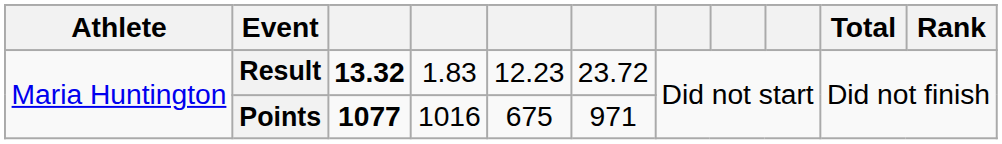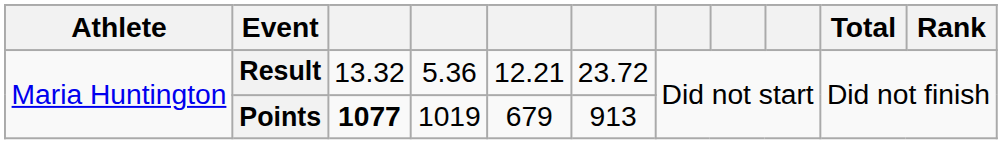(369, 72) bold -> (369, 72) normal
(449, 72) 1.83 -> (449, 72) 5.36
(529, 72) 12.23 -> (529, 72) 12.21
(449, 117) 1016 -> (449, 117) 1019
(529, 117) 675 -> (529, 117) 679
(613, 117) 971 -> (613, 117) 913
